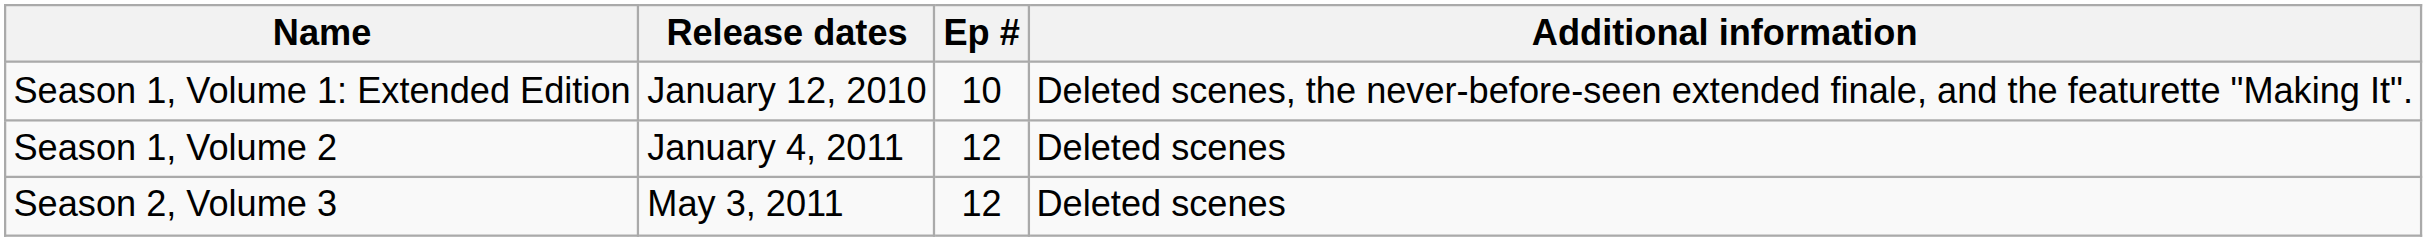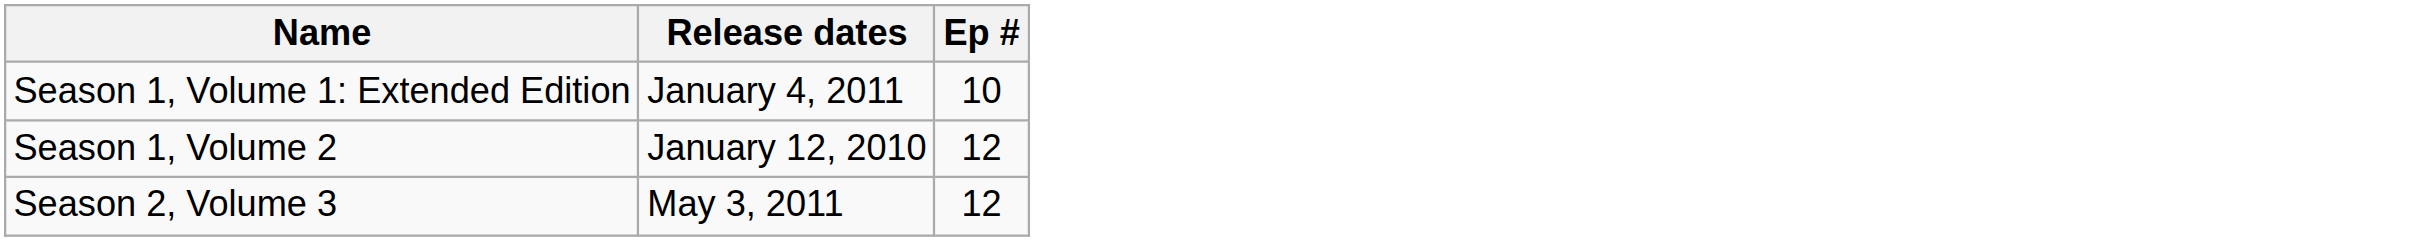- column: (1725, 33)
(787, 90) January 12, 2010 -> (776, 90) January 4, 2011
(776, 147) January 4, 2011 -> (787, 147) January 12, 2010
